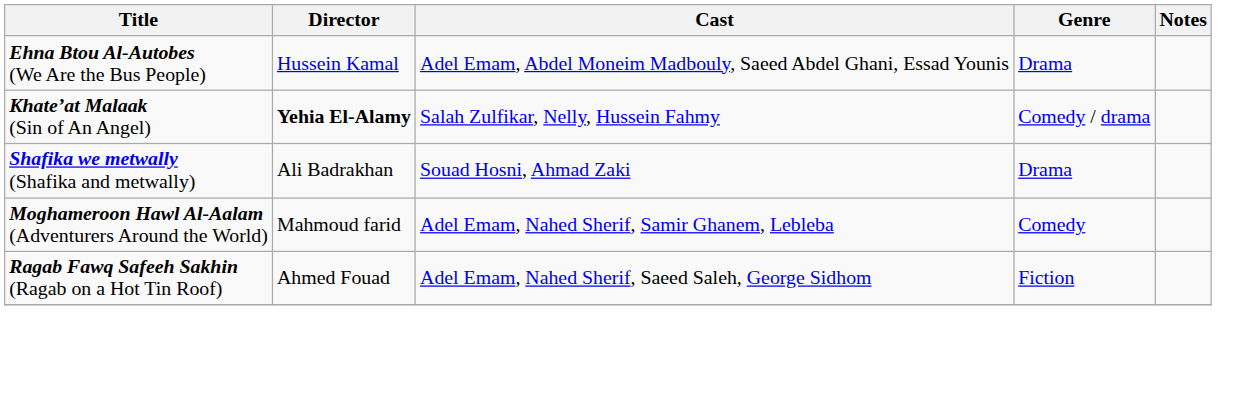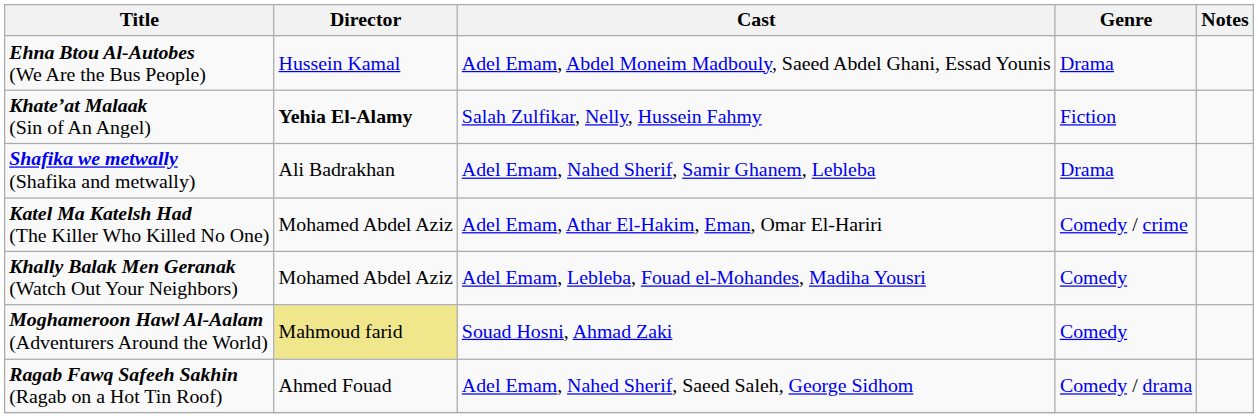(1084, 116) Comedy / drama -> (1088, 116) Fiction
(525, 170) Souad Hosni, Ahmad Zaki -> (669, 170) Adel Emam, Nahed Sherif, Samir Ghanem, Lebleba
+ row: (139, 224)
+ row: (124, 277)
(339, 224) no background -> (341, 331) khaki background
(627, 224) Adel Emam, Nahed Sherif, Samir Ghanem, Lebleba -> (567, 331) Souad Hosni, Ahmad Zaki
(1046, 277) Fiction -> (1126, 385) Comedy / drama
